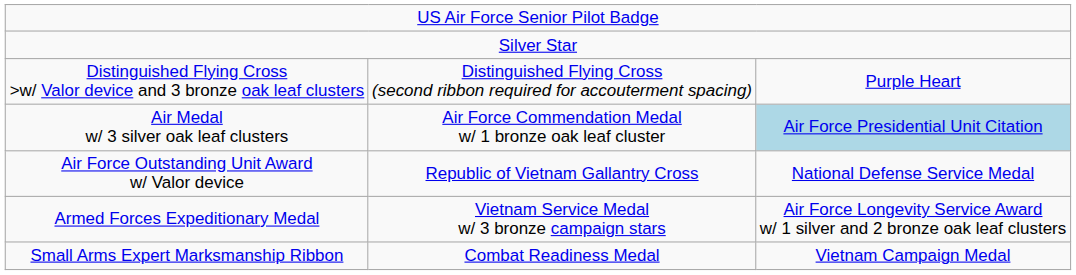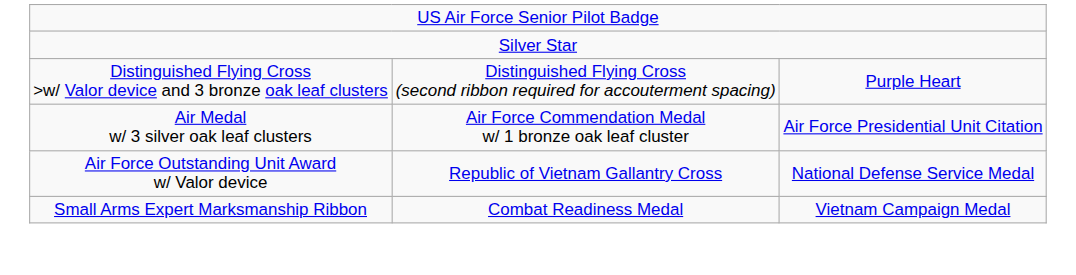(913, 127) lightblue background -> (913, 127) no background
- row: (187, 219)
